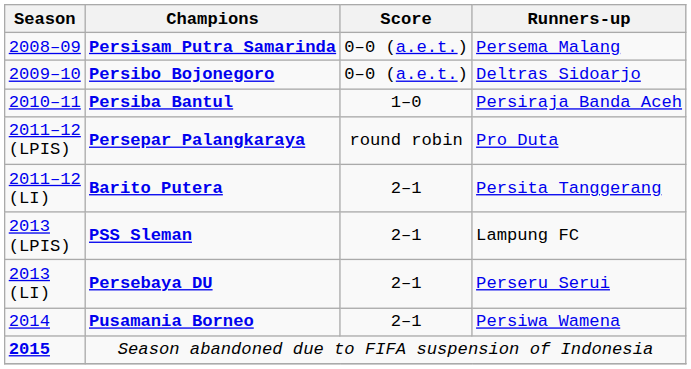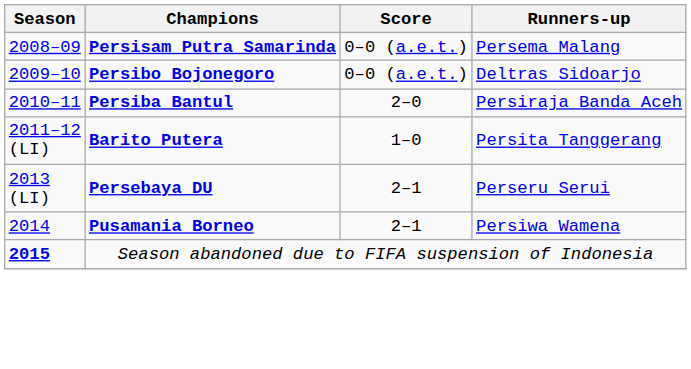(406, 103) 1–0 -> (406, 103) 2–0
- row: (197, 140)
(406, 188) 2–1 -> (406, 140) 1–0
- row: (140, 236)
